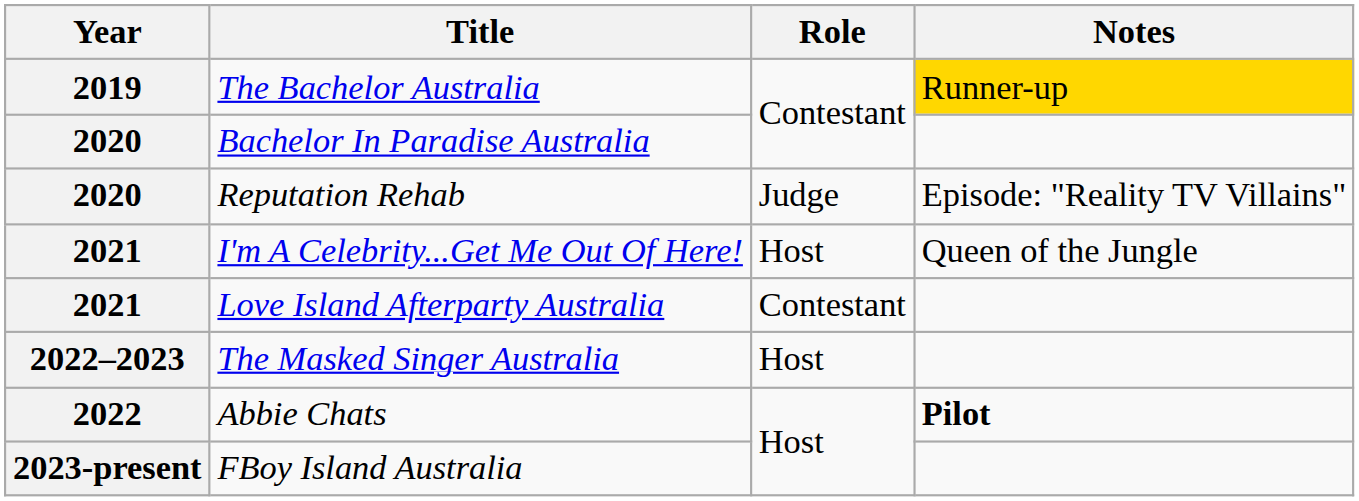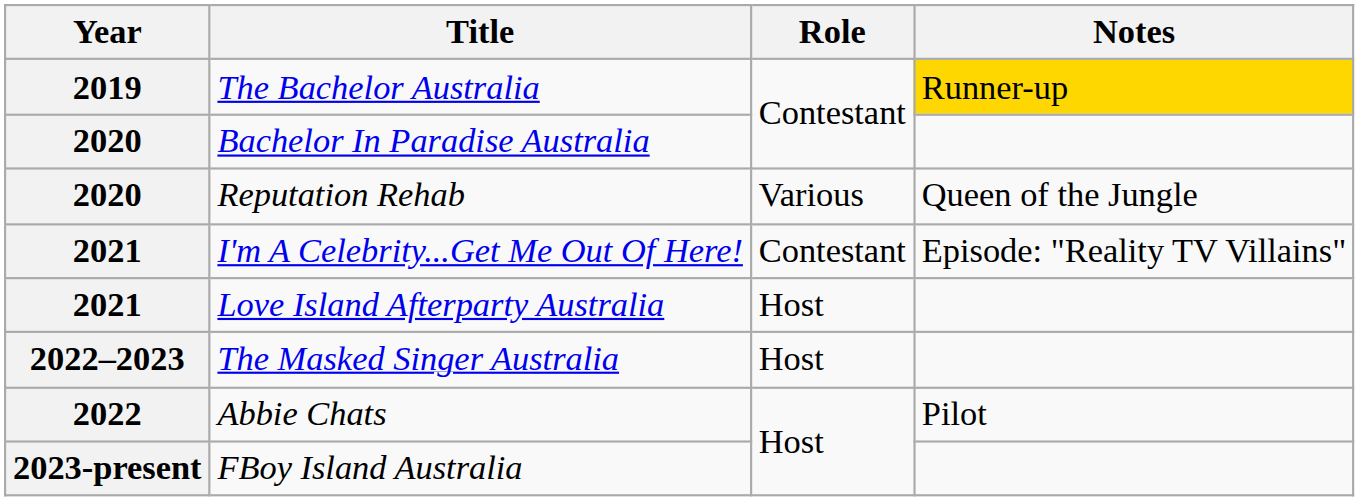(799, 195) Judge -> (811, 195) Various
(1134, 195) Episode: "Reality TV Villains" -> (1060, 195) Queen of the Jungle
(791, 250) Host -> (832, 250) Contestant
(1060, 250) Queen of the Jungle -> (1134, 250) Episode: "Reality TV Villains"
(832, 304) Contestant -> (791, 304) Host
(956, 413) bold -> (954, 413) normal
